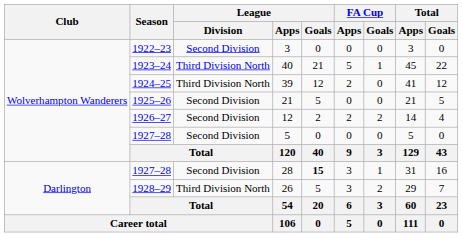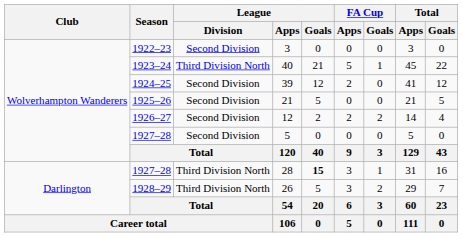(223, 83) Third Division North -> (223, 83) Second Division
(223, 170) Second Division -> (223, 170) Third Division North
